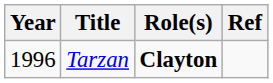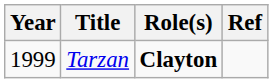(33, 58) 1996 -> (33, 58) 1999
